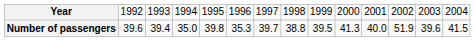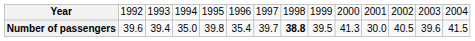(241, 28) 35.3 -> (241, 28) 35.4
(296, 28) normal -> (296, 28) bold
(377, 28) 40.0 -> (377, 28) 30.0
(404, 28) 51.9 -> (404, 28) 40.5
